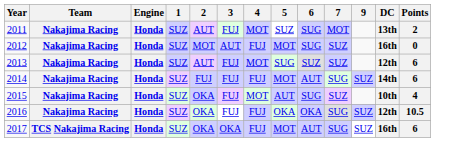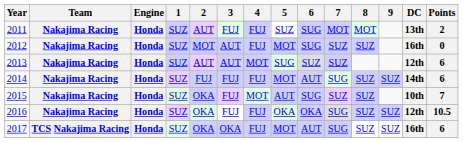+ column: (365, 13)
(257, 29) MOT -> (257, 29) FUJ
(230, 63) FUJ -> (230, 63) AUT
(415, 96) 4 -> (442, 96) 7
